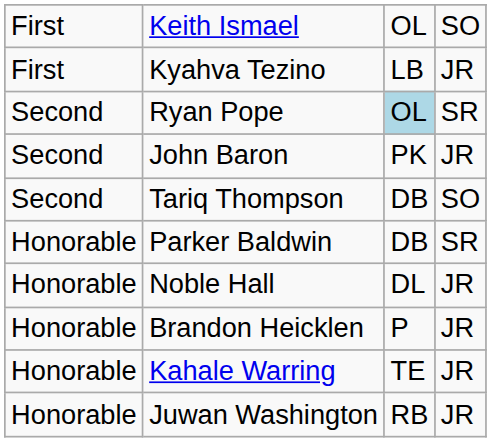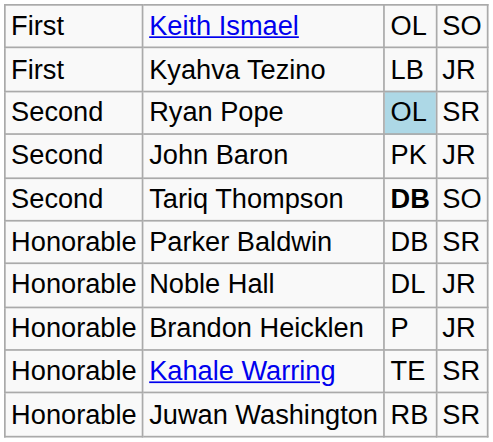(409, 198) normal -> (410, 198) bold
(457, 371) JR -> (461, 371) SR
(457, 414) JR -> (461, 414) SR
